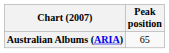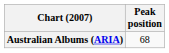(145, 39) 65 -> (145, 39) 68
